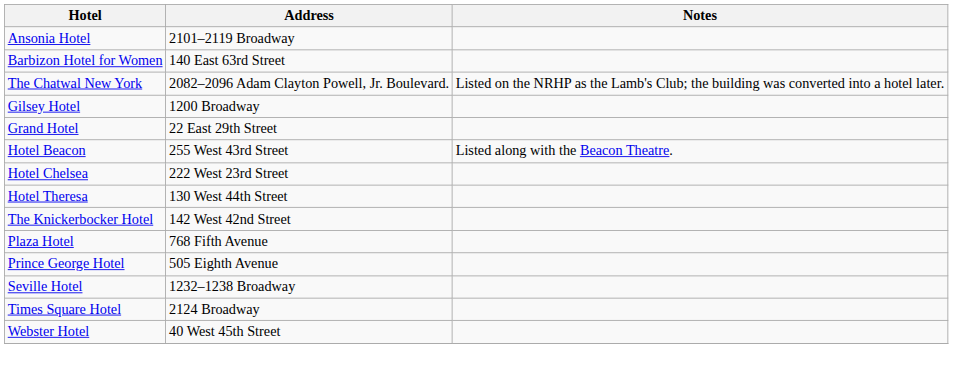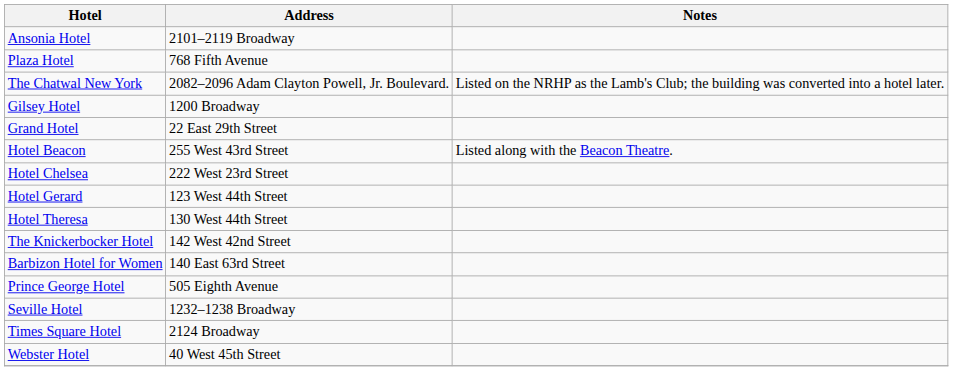rows swapped: (85, 60) <-> (41, 241)
+ row: (45, 196)
